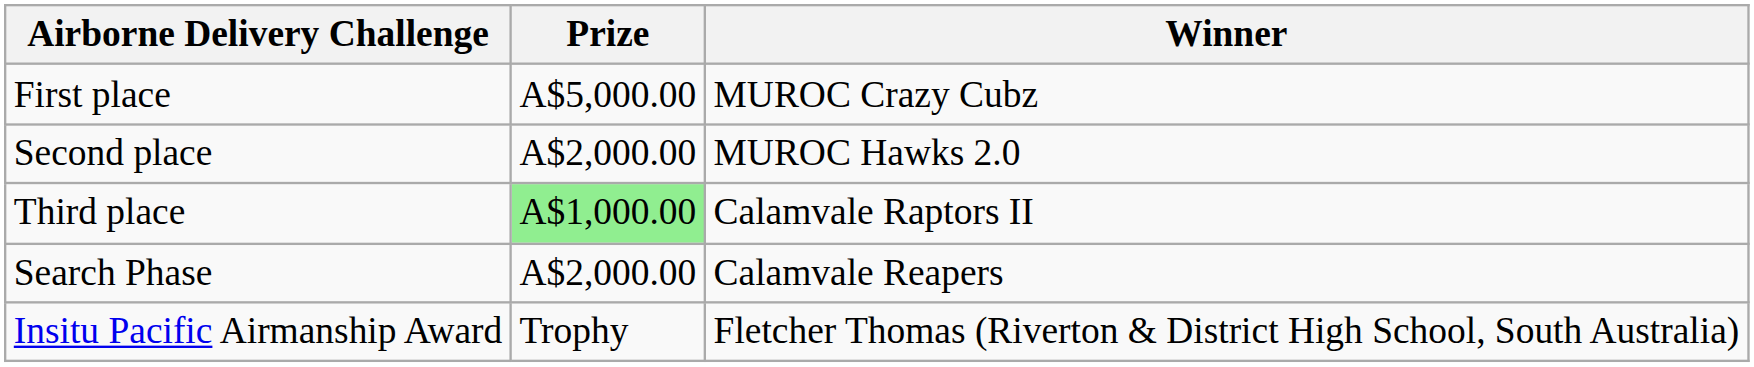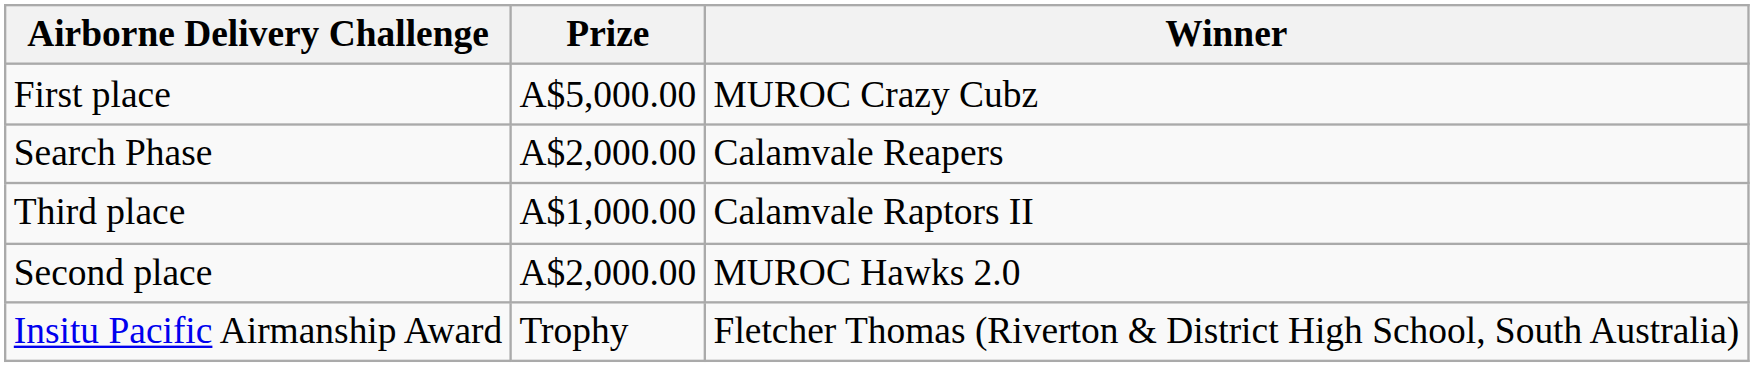rows swapped: (113, 152) <-> (113, 271)
(608, 212) lightgreen background -> (608, 212) no background
